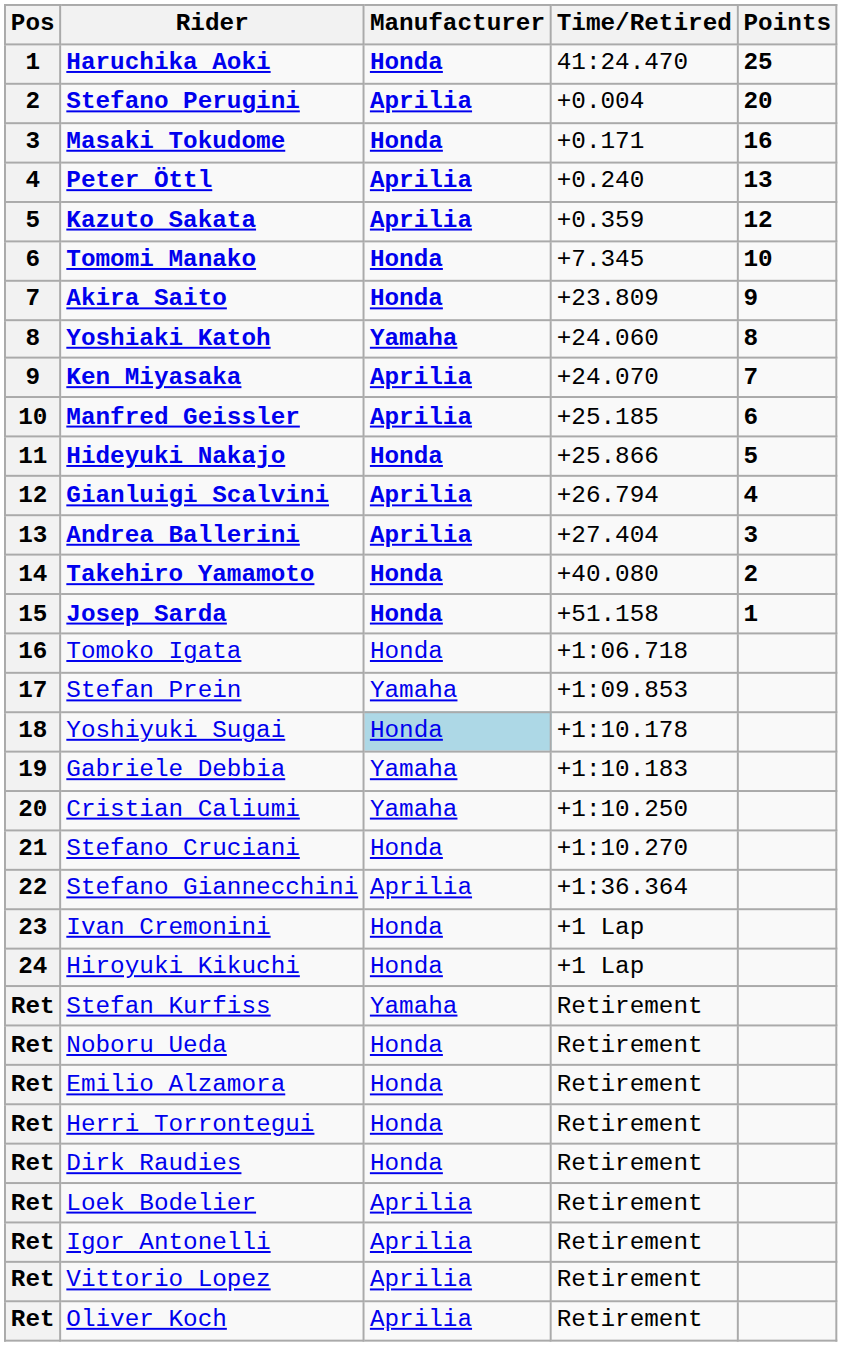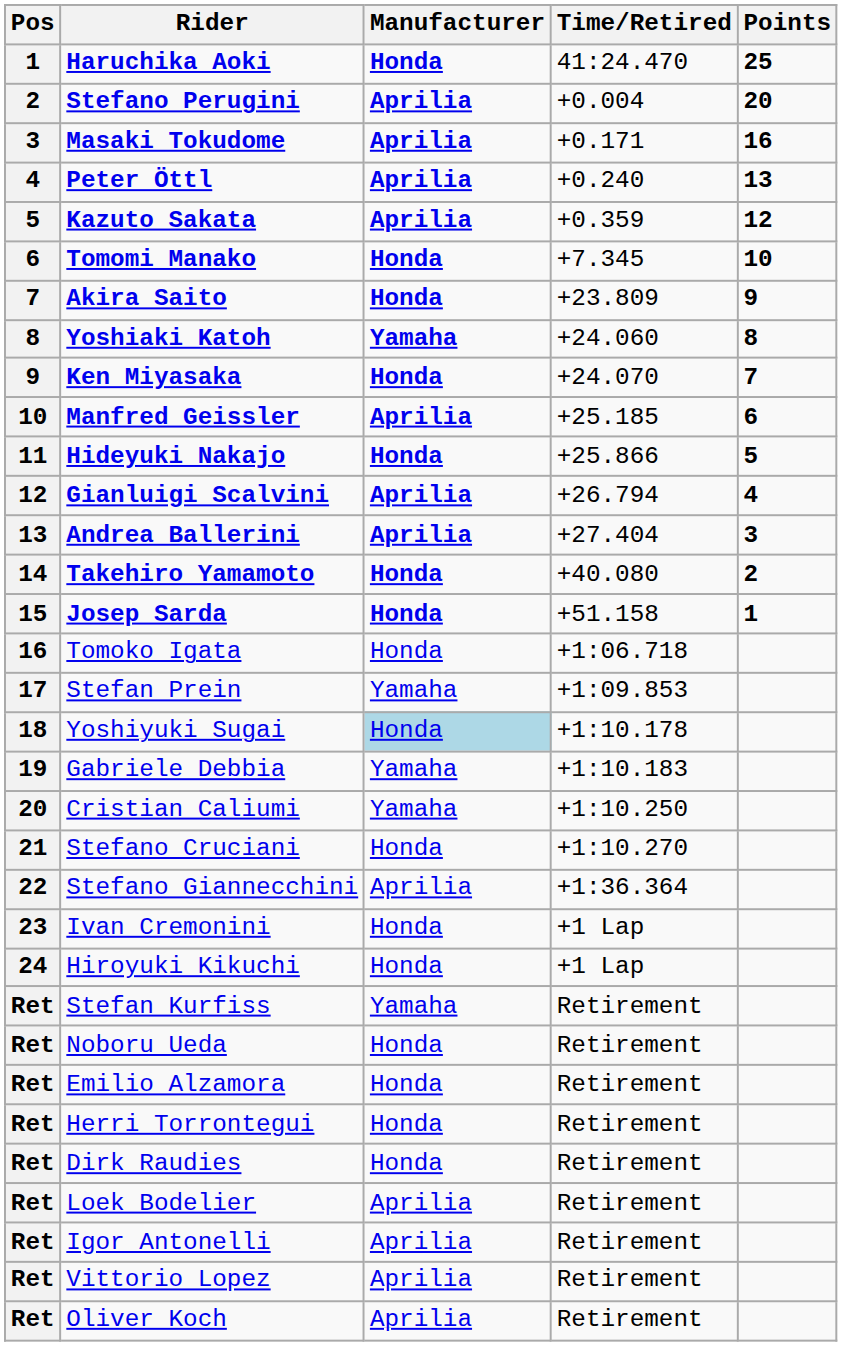(406, 143) Honda -> (421, 143) Aprilia
(421, 378) Aprilia -> (406, 378) Honda
